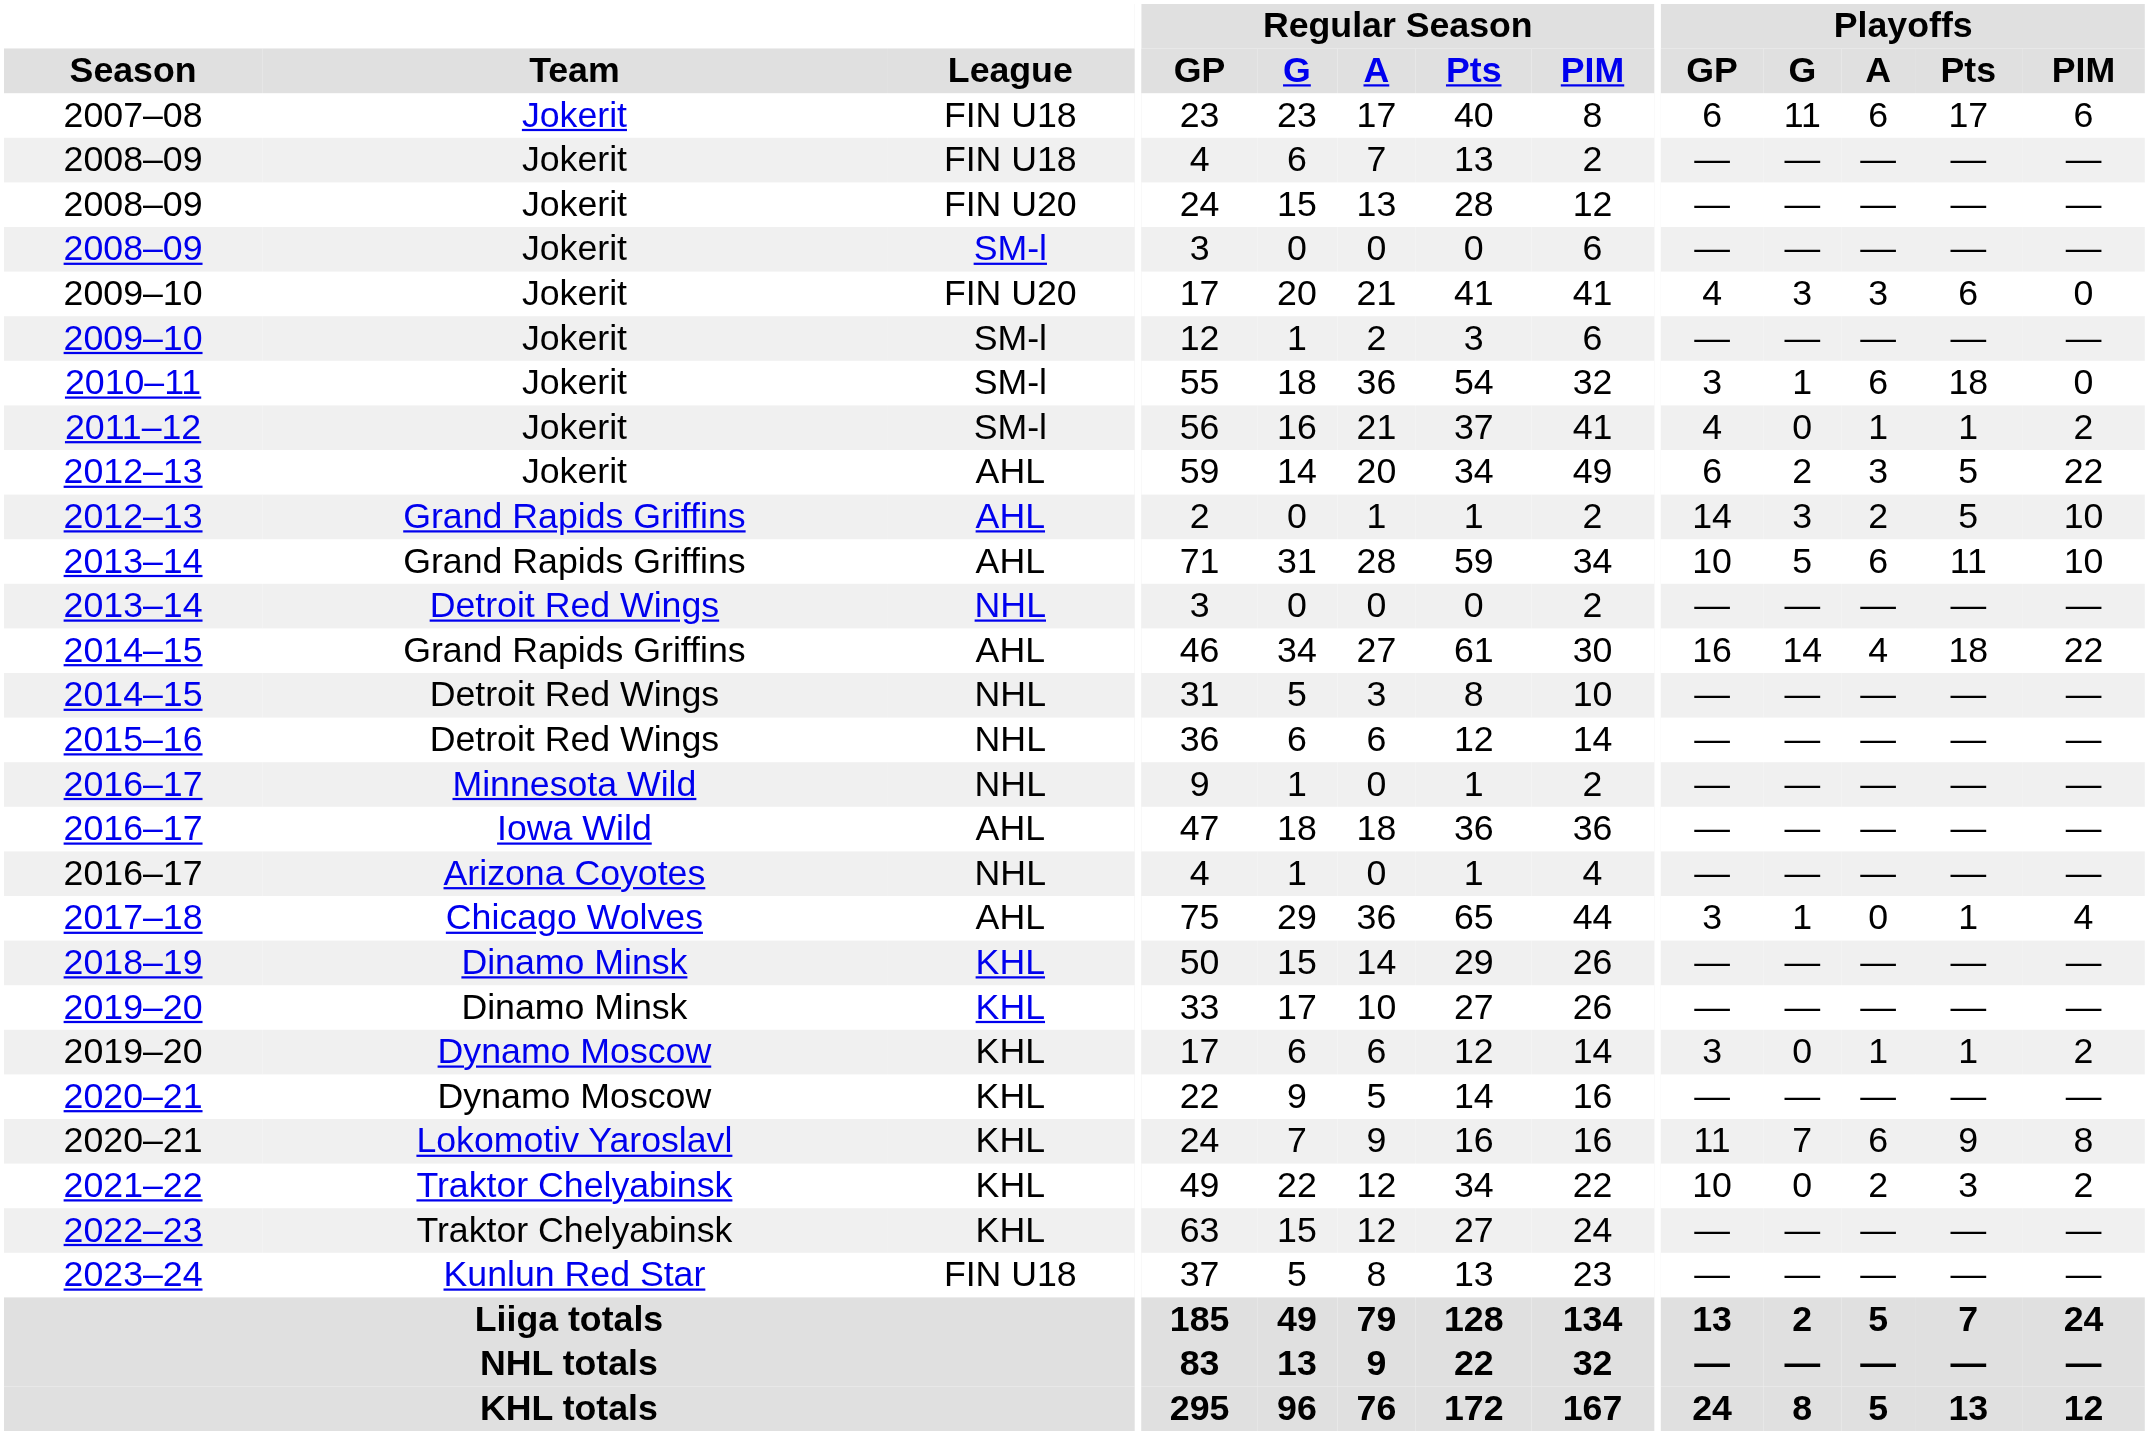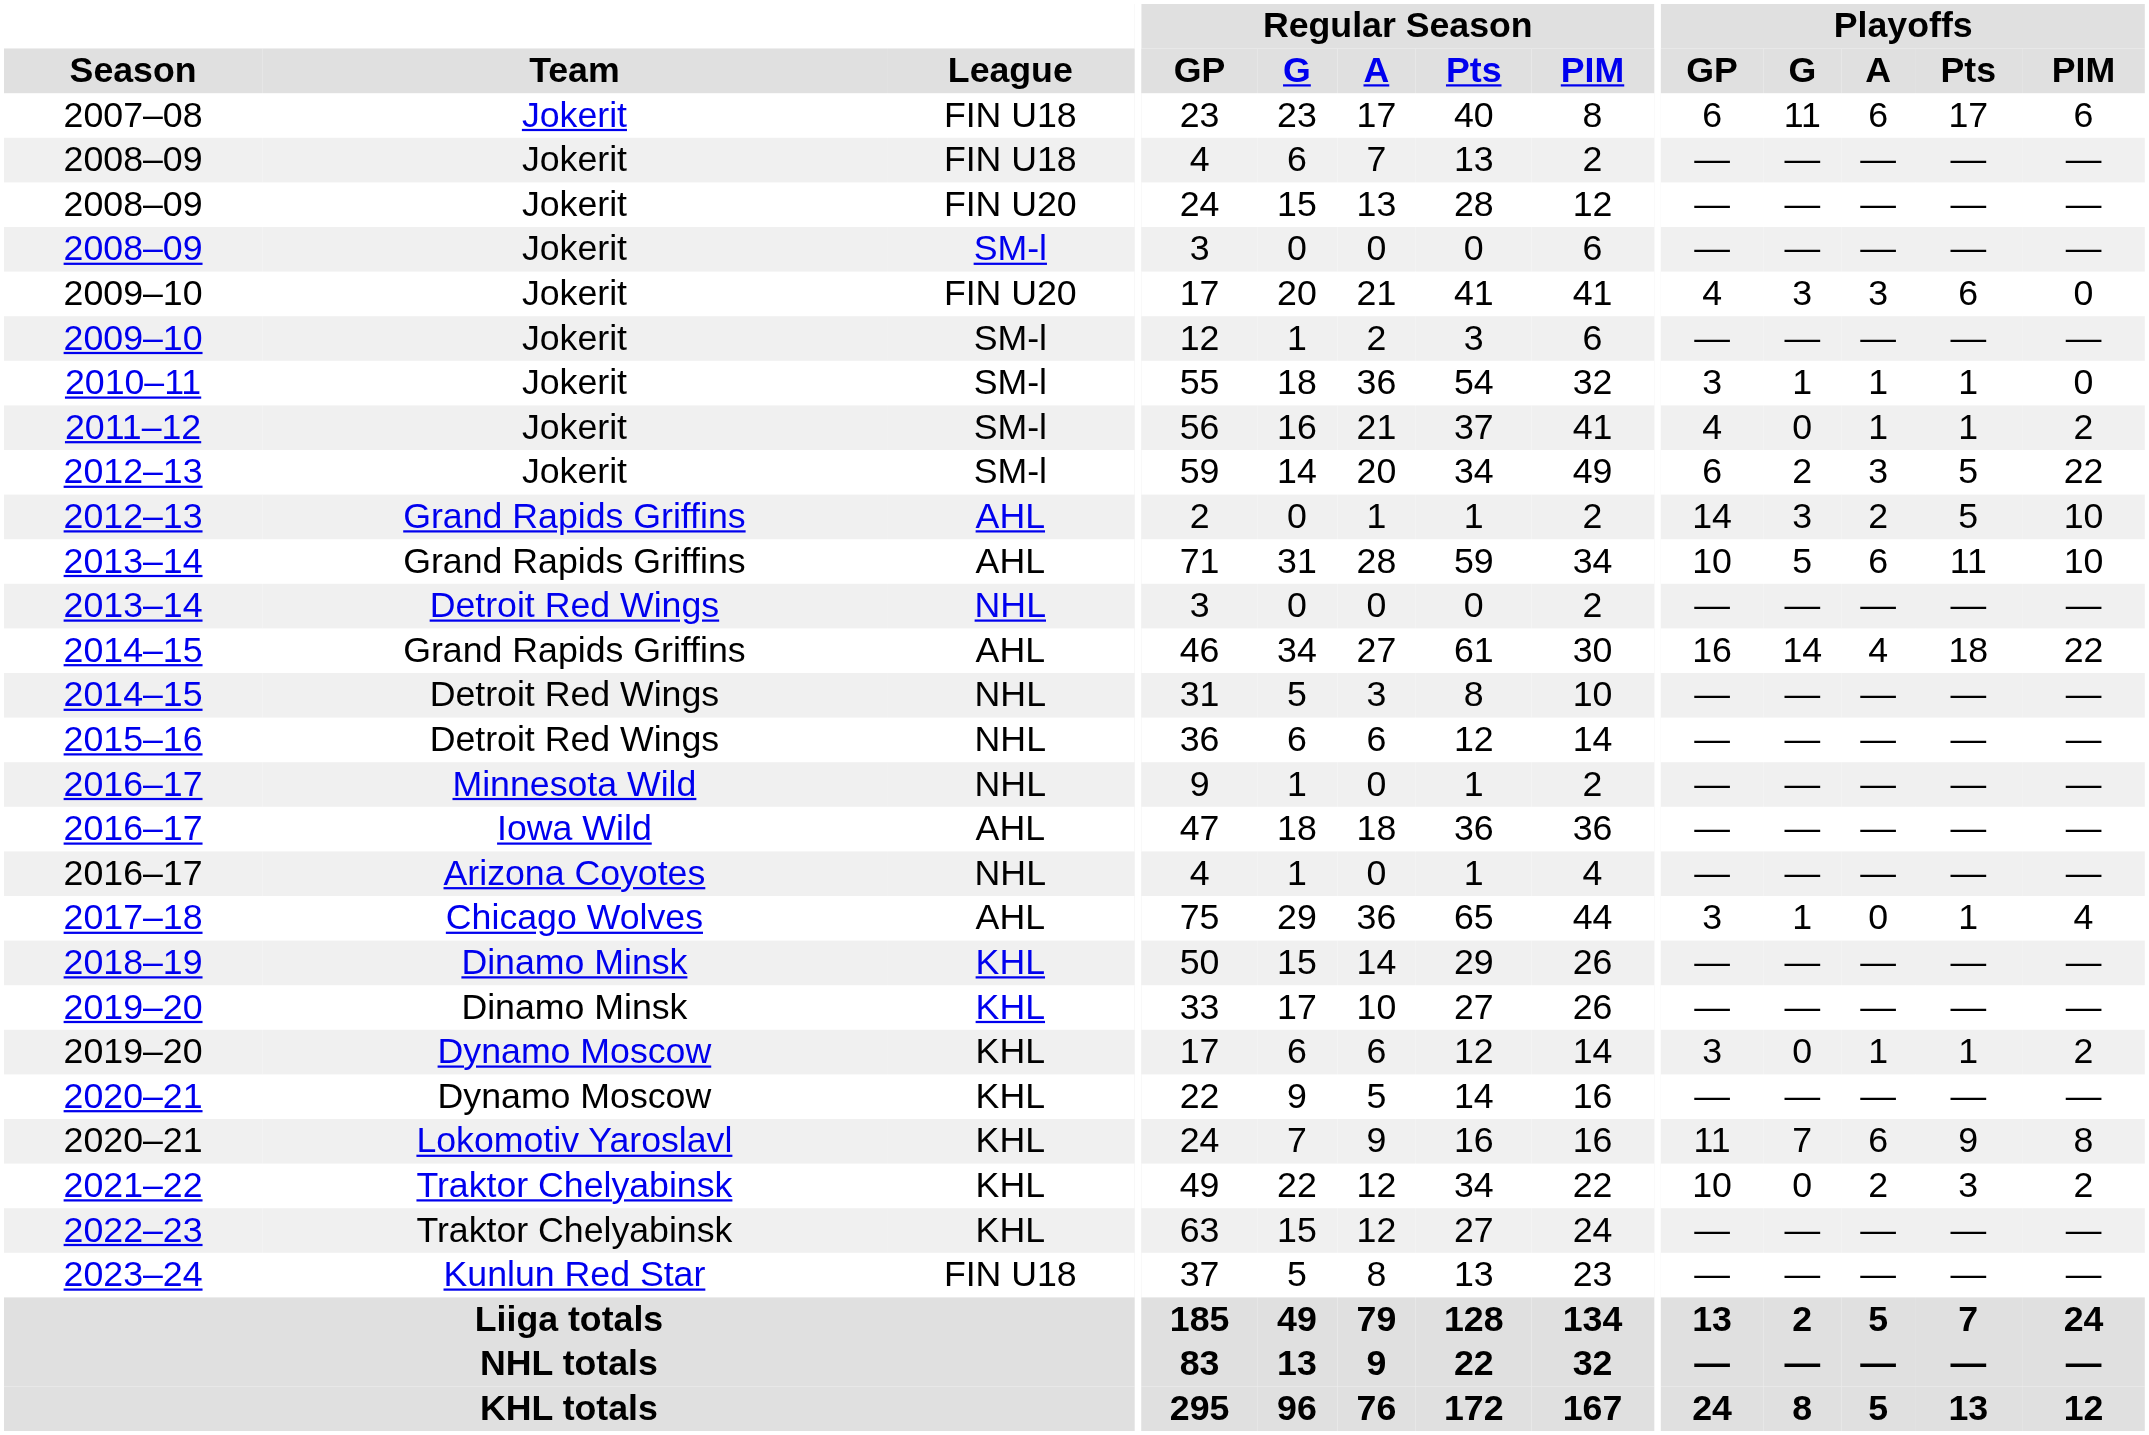(1878, 382) 6 -> (1878, 382) 1
(1968, 382) 18 -> (1968, 382) 1
(1010, 471) AHL -> (1010, 471) SM-l
